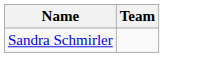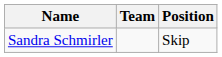+ column: (188, 16)
